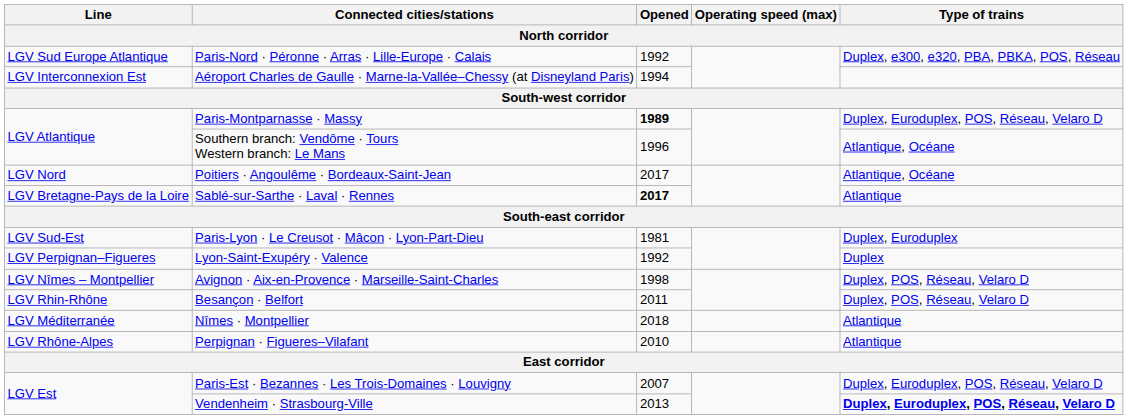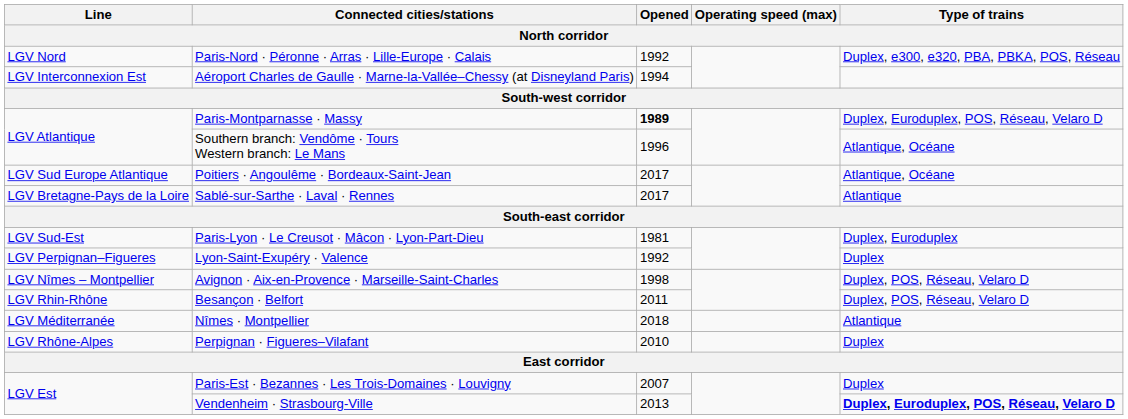(88, 56) LGV Sud Europe Atlantique -> (37, 56) LGV Nord
(37, 175) LGV Nord -> (88, 175) LGV Sud Europe Atlantique
(654, 196) bold -> (654, 196) normal
(872, 341) Atlantique -> (863, 341) Duplex
(973, 383) Duplex, Euroduplex, POS, Réseau, Velaro D -> (863, 383) Duplex
